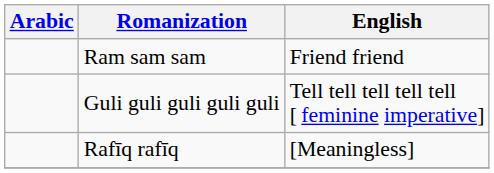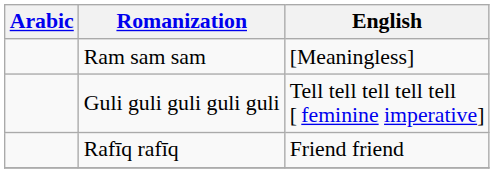(347, 56) Friend friend -> (352, 56) [Meaningless]
(352, 149) [Meaningless] -> (347, 149) Friend friend
